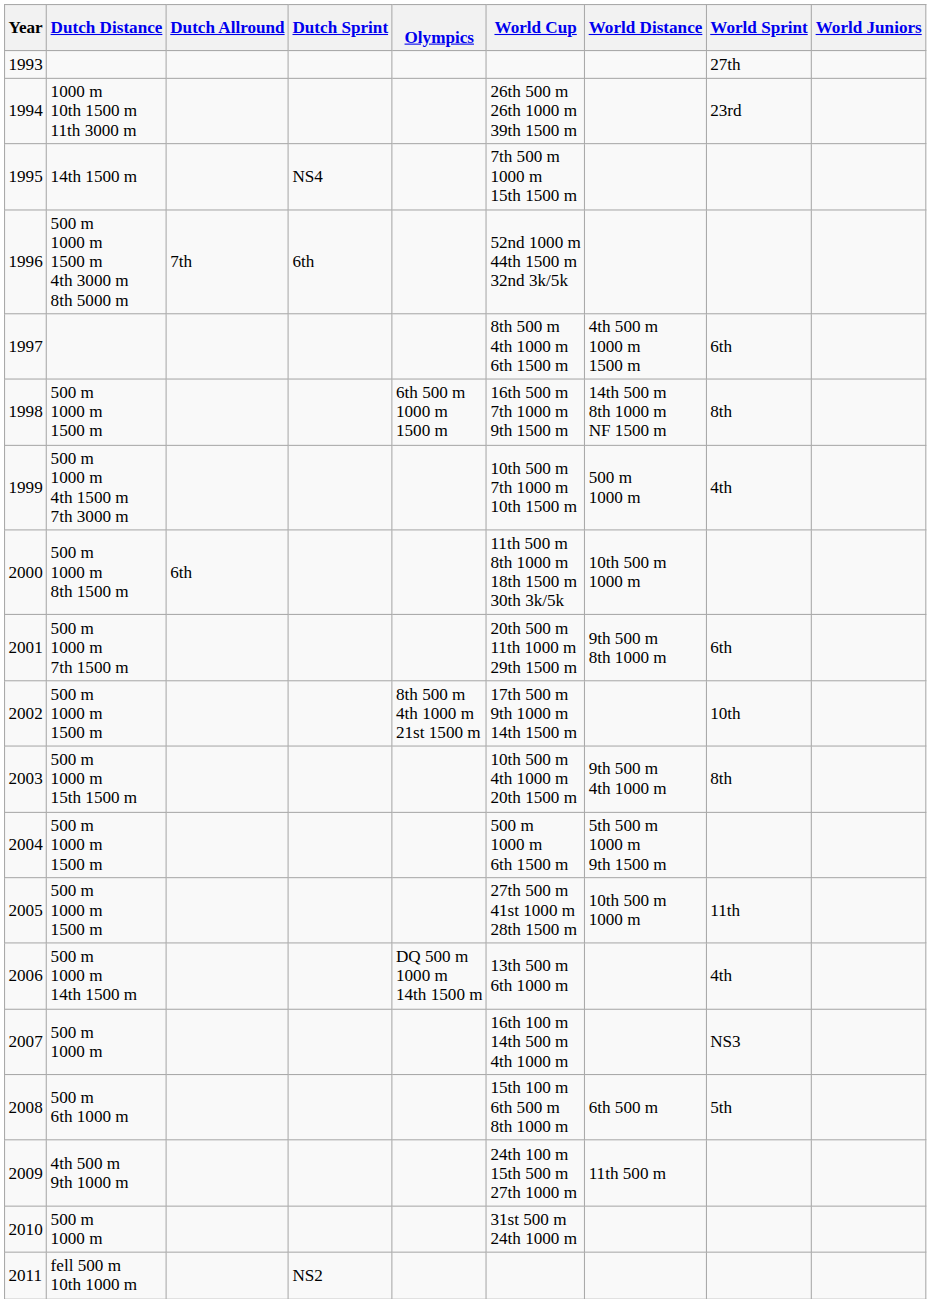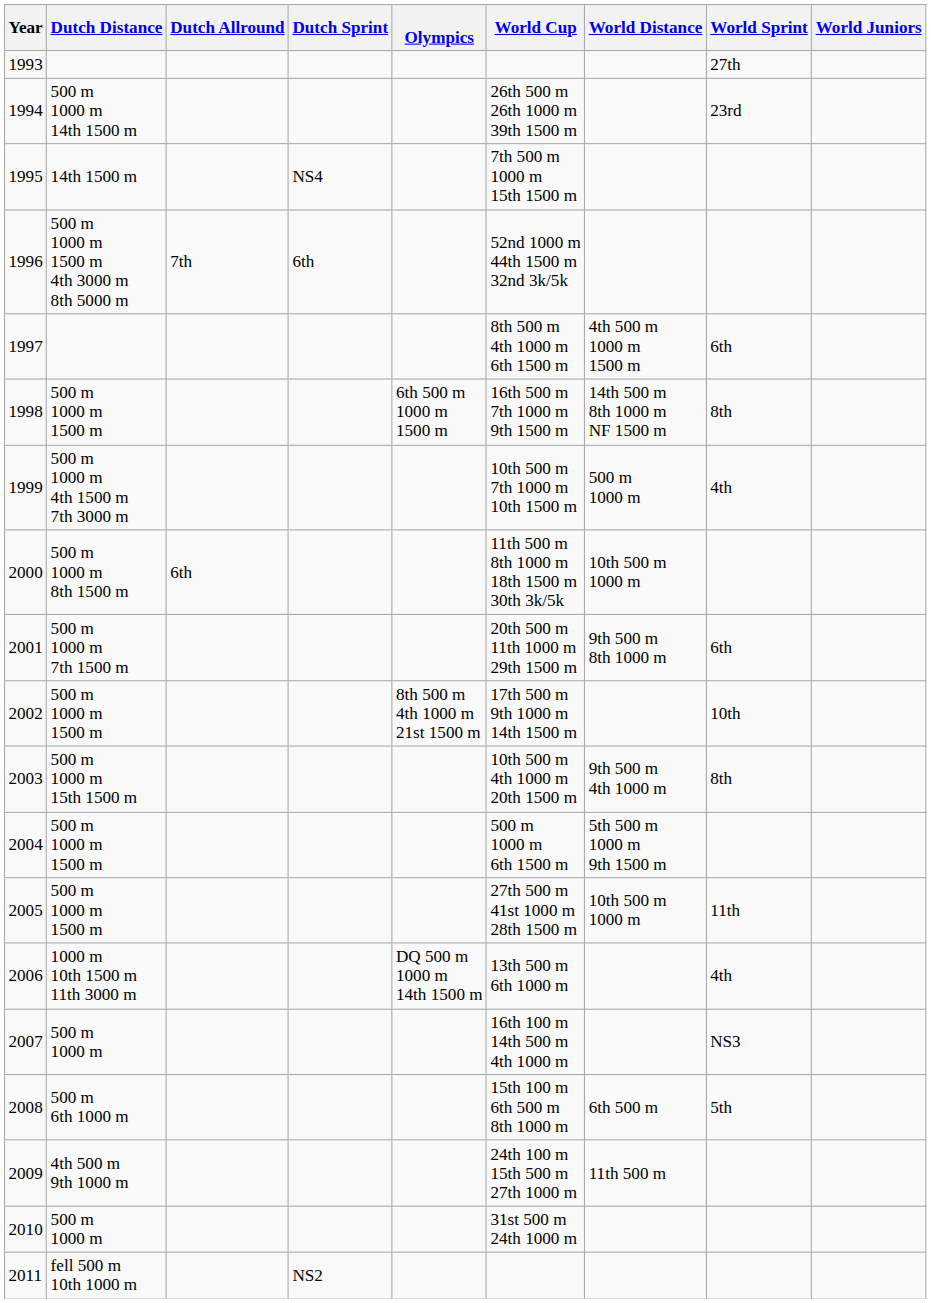(94, 110) 1000 m 10th 1500 m 11th 3000 m -> (94, 110) 500 m 1000 m 14th 1500 m
(94, 975) 500 m 1000 m 14th 1500 m -> (94, 975) 1000 m 10th 1500 m 11th 3000 m
